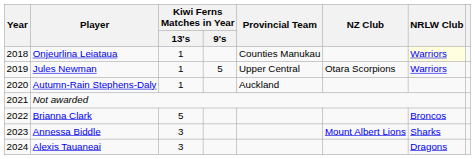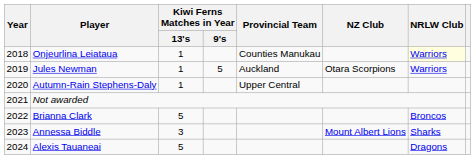(269, 69) Upper Central -> (259, 69) Auckland
(259, 85) Auckland -> (269, 85) Upper Central
(181, 147) 3 -> (181, 147) 5
